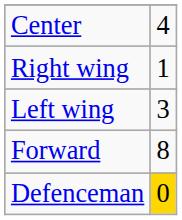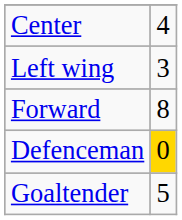- row: (70, 67)
+ row: (70, 192)
